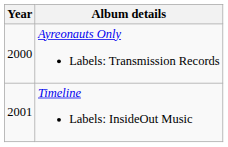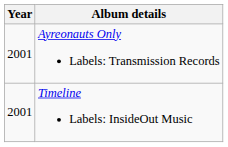(20, 53) 2000 -> (20, 53) 2001
